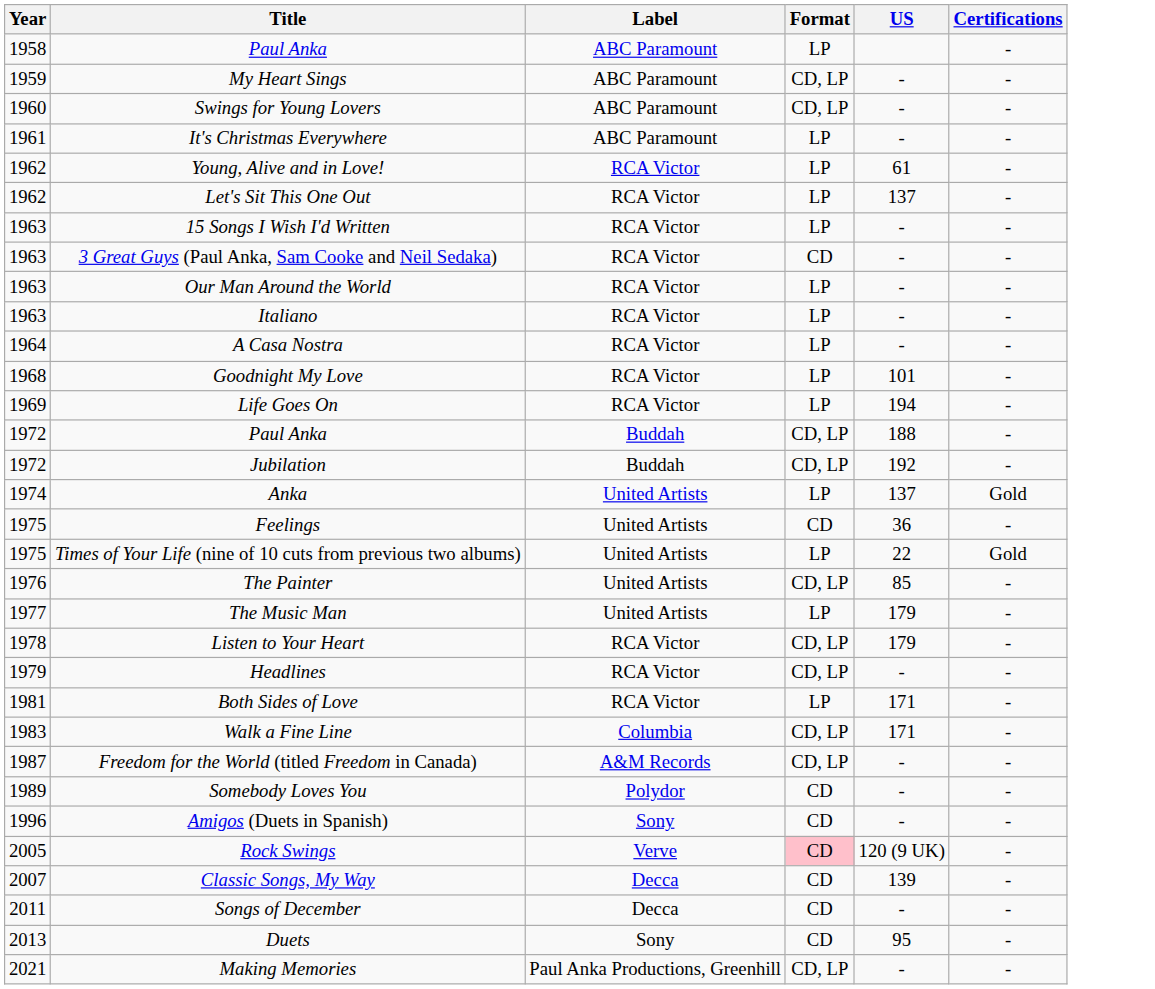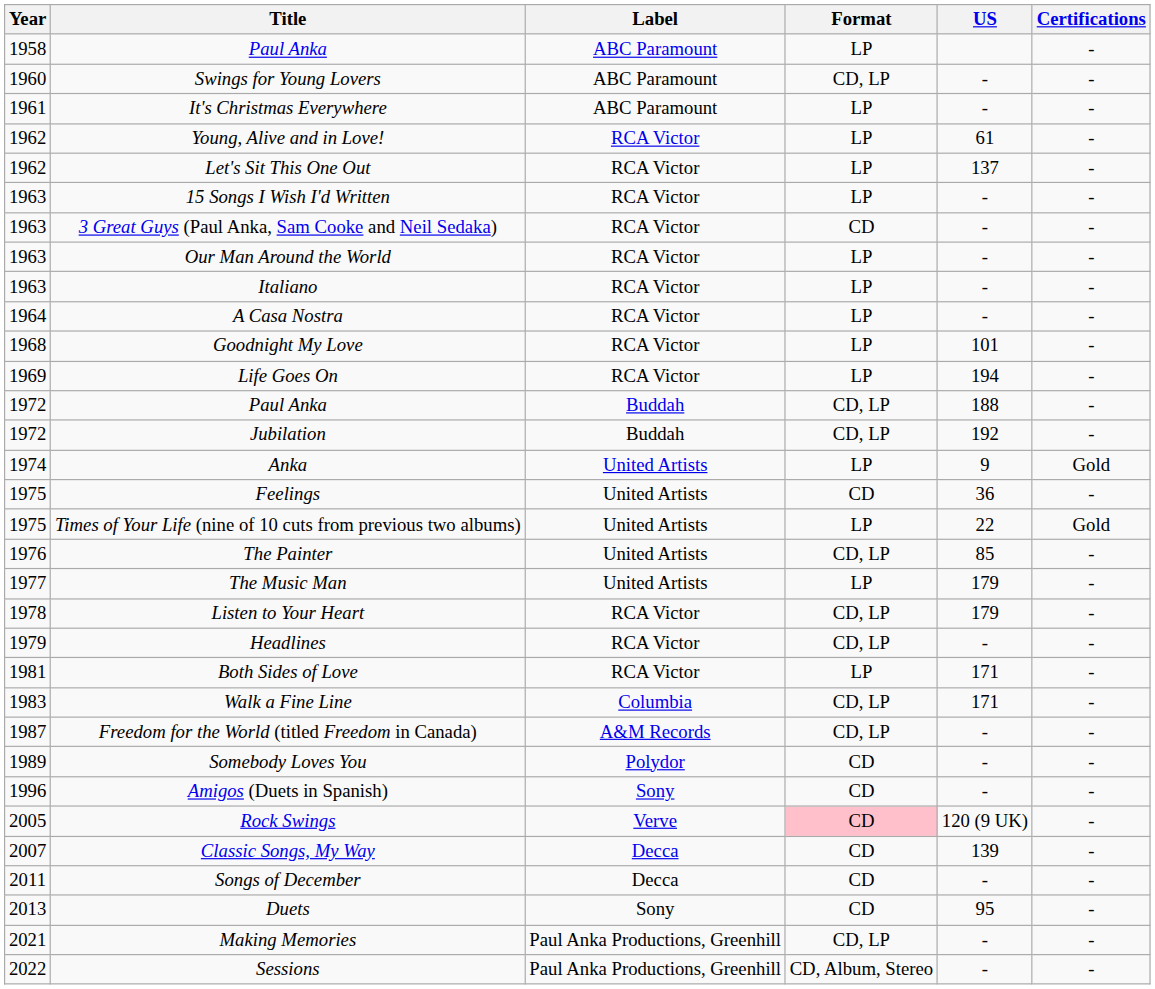- row: (28, 78)
(902, 494) 137 -> (985, 464) 9
+ row: (28, 969)
